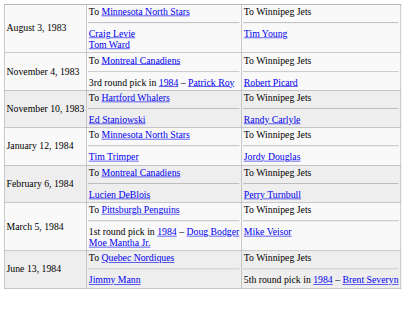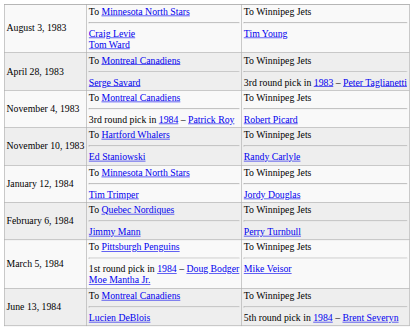+ row: (35, 71)
(164, 183) To Montreal Canadiens Lucien DeBlois -> (164, 221) To Quebec Nordiques Jimmy Mann
(164, 269) To Quebec Nordiques Jimmy Mann -> (164, 307) To Montreal Canadiens Lucien DeBlois
